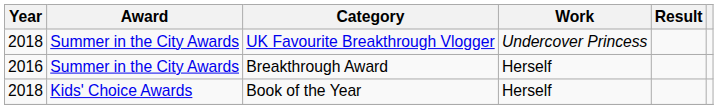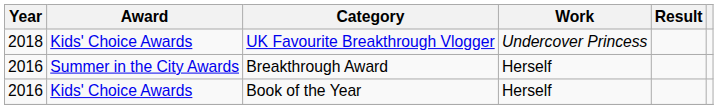(145, 41) Summer in the City Awards -> (121, 41) Kids' Choice Awards
(26, 91) 2018 -> (26, 91) 2016
